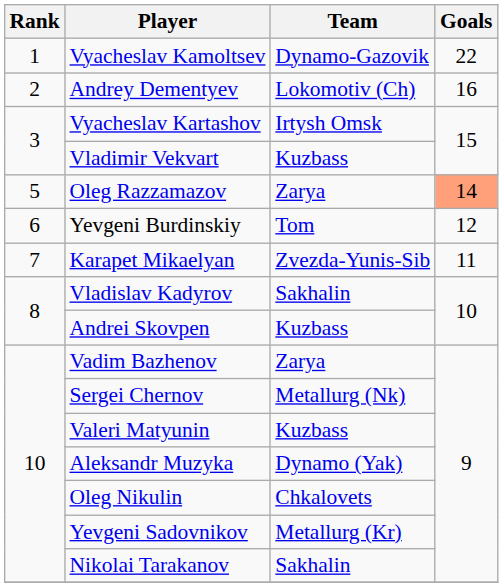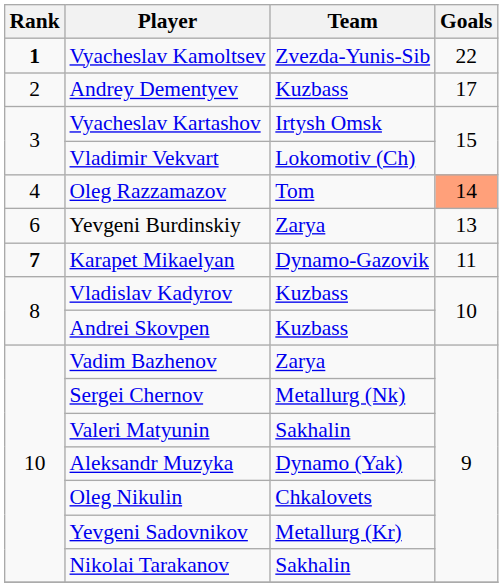(35, 55) normal -> (35, 55) bold
(352, 55) Dynamo-Gazovik -> (353, 55) Zvezda-Yunis-Sib
(345, 89) Lokomotiv (Ch) -> (312, 89) Kuzbass
(466, 89) 16 -> (466, 89) 17
(312, 157) Kuzbass -> (345, 157) Lokomotiv (Ch)
(35, 191) 5 -> (35, 191) 4
(300, 191) Zarya -> (295, 191) Tom
(295, 225) Tom -> (300, 225) Zarya
(466, 225) 12 -> (466, 225) 13
(35, 259) normal -> (35, 259) bold
(353, 259) Zvezda-Yunis-Sib -> (352, 259) Dynamo-Gazovik
(313, 293) Sakhalin -> (312, 293) Kuzbass
(312, 429) Kuzbass -> (313, 429) Sakhalin
